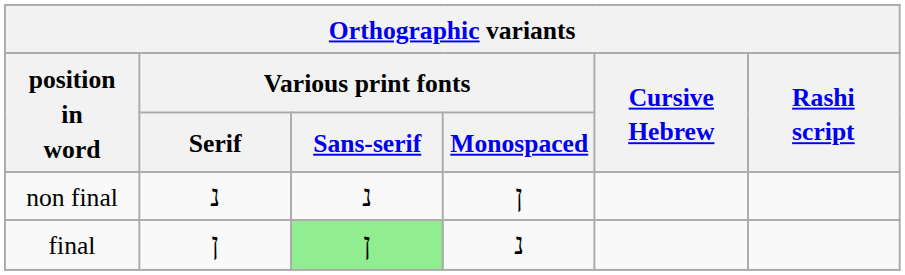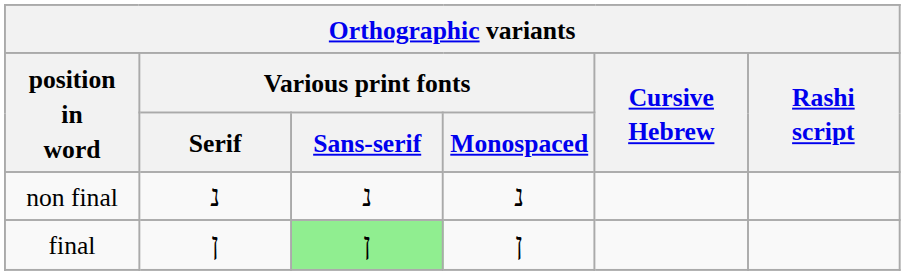(519, 195) ן -> (519, 195) נ
(519, 244) נ -> (519, 244) ן
